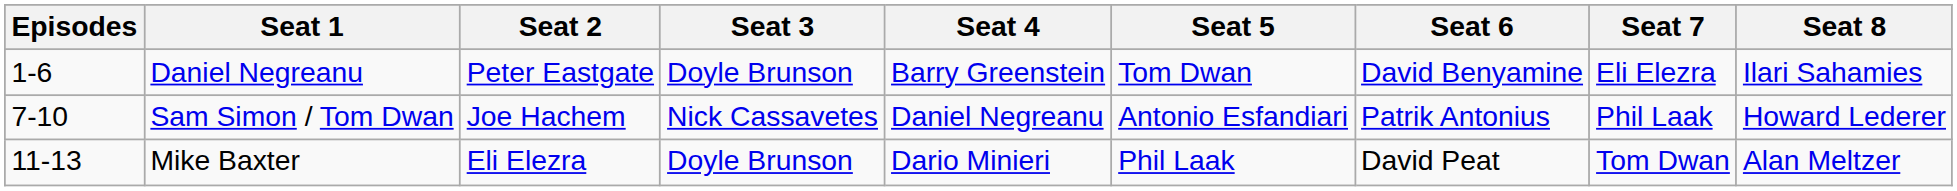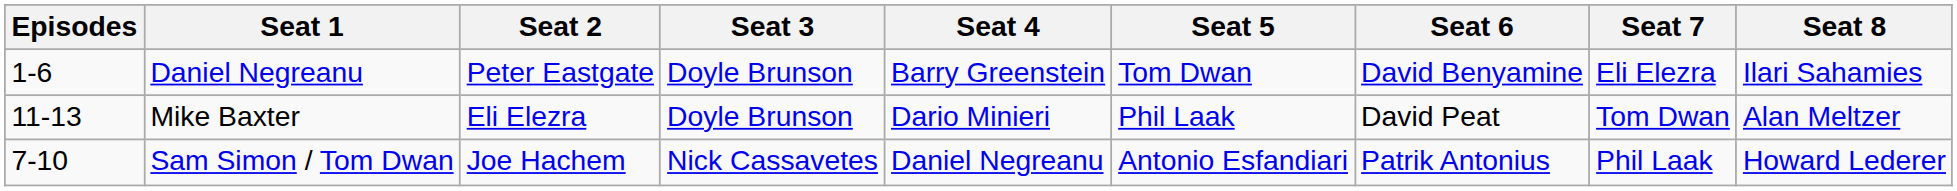rows swapped: (302, 116) <-> (225, 161)
